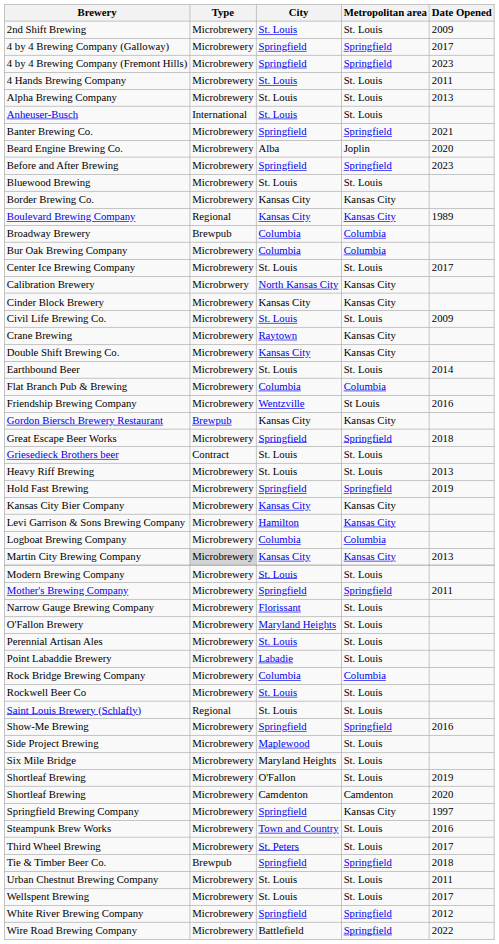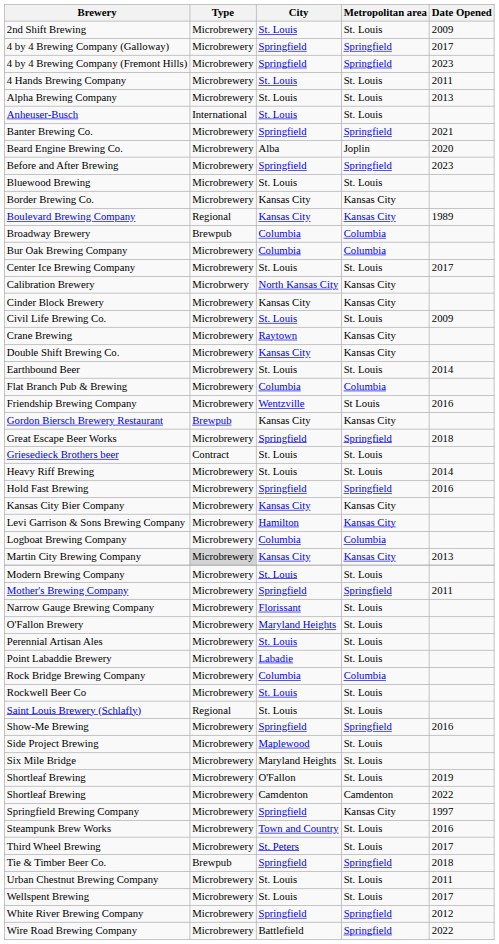(443, 472) 2013 -> (443, 472) 2014
(443, 489) 2019 -> (443, 489) 2016
(443, 795) 2020 -> (443, 795) 2022
